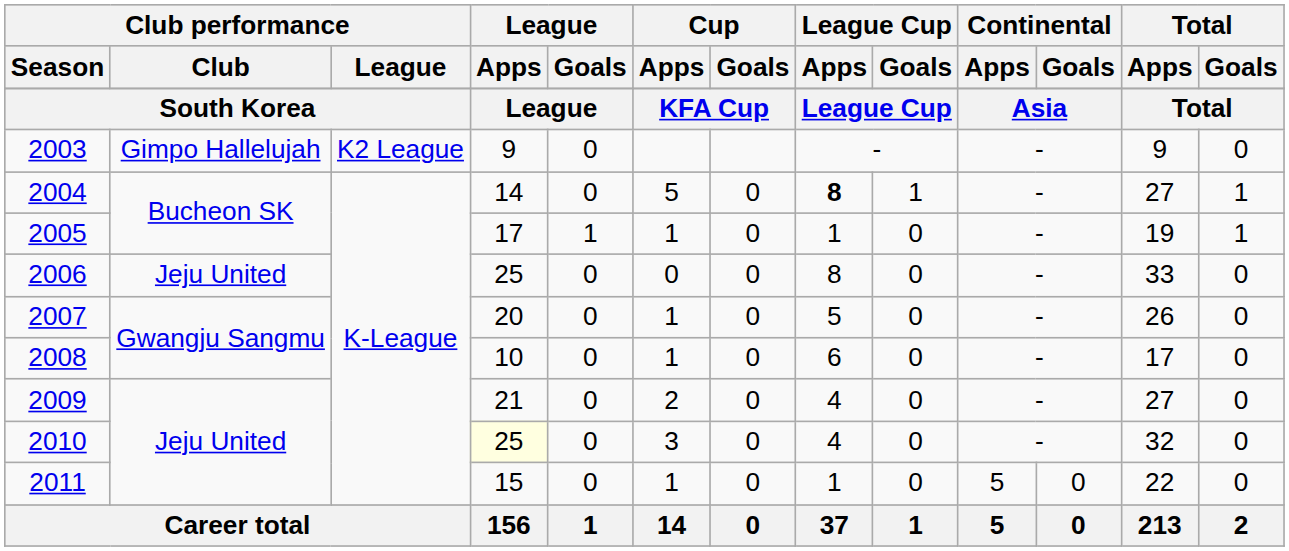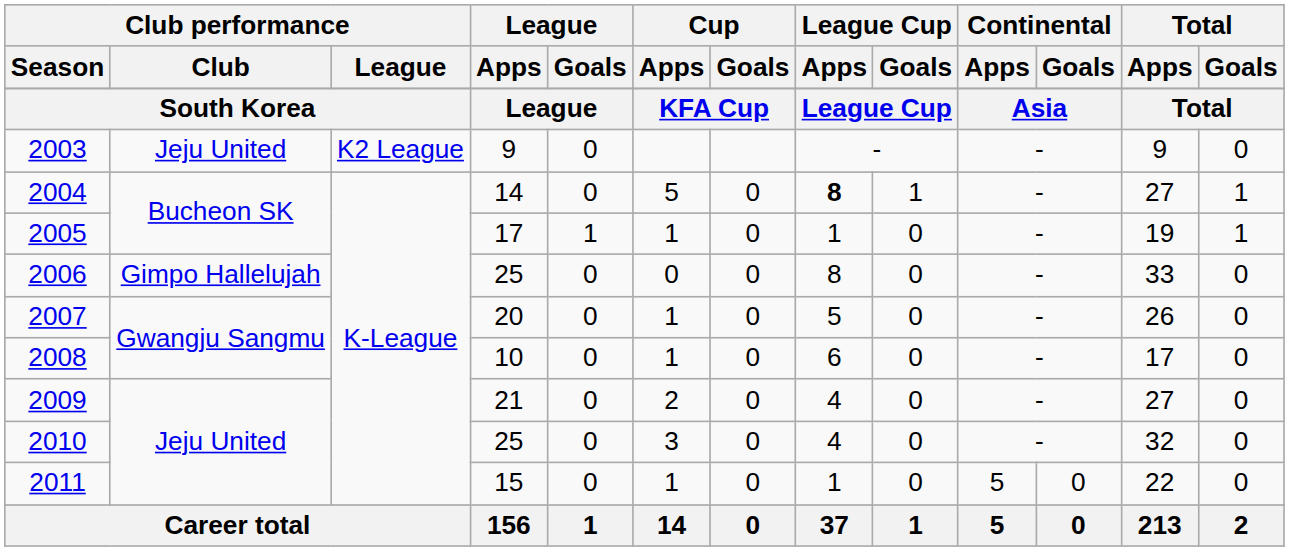(221, 150) Gimpo Hallelujah -> (221, 150) Jeju United
(221, 274) Jeju United -> (221, 274) Gimpo Hallelujah
(509, 441) lightyellow background -> (509, 441) no background
